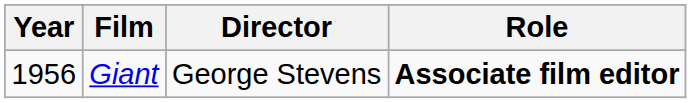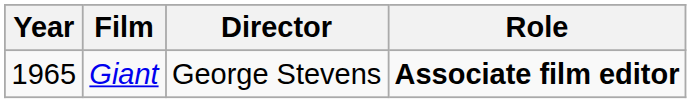(44, 73) 1956 -> (44, 73) 1965
